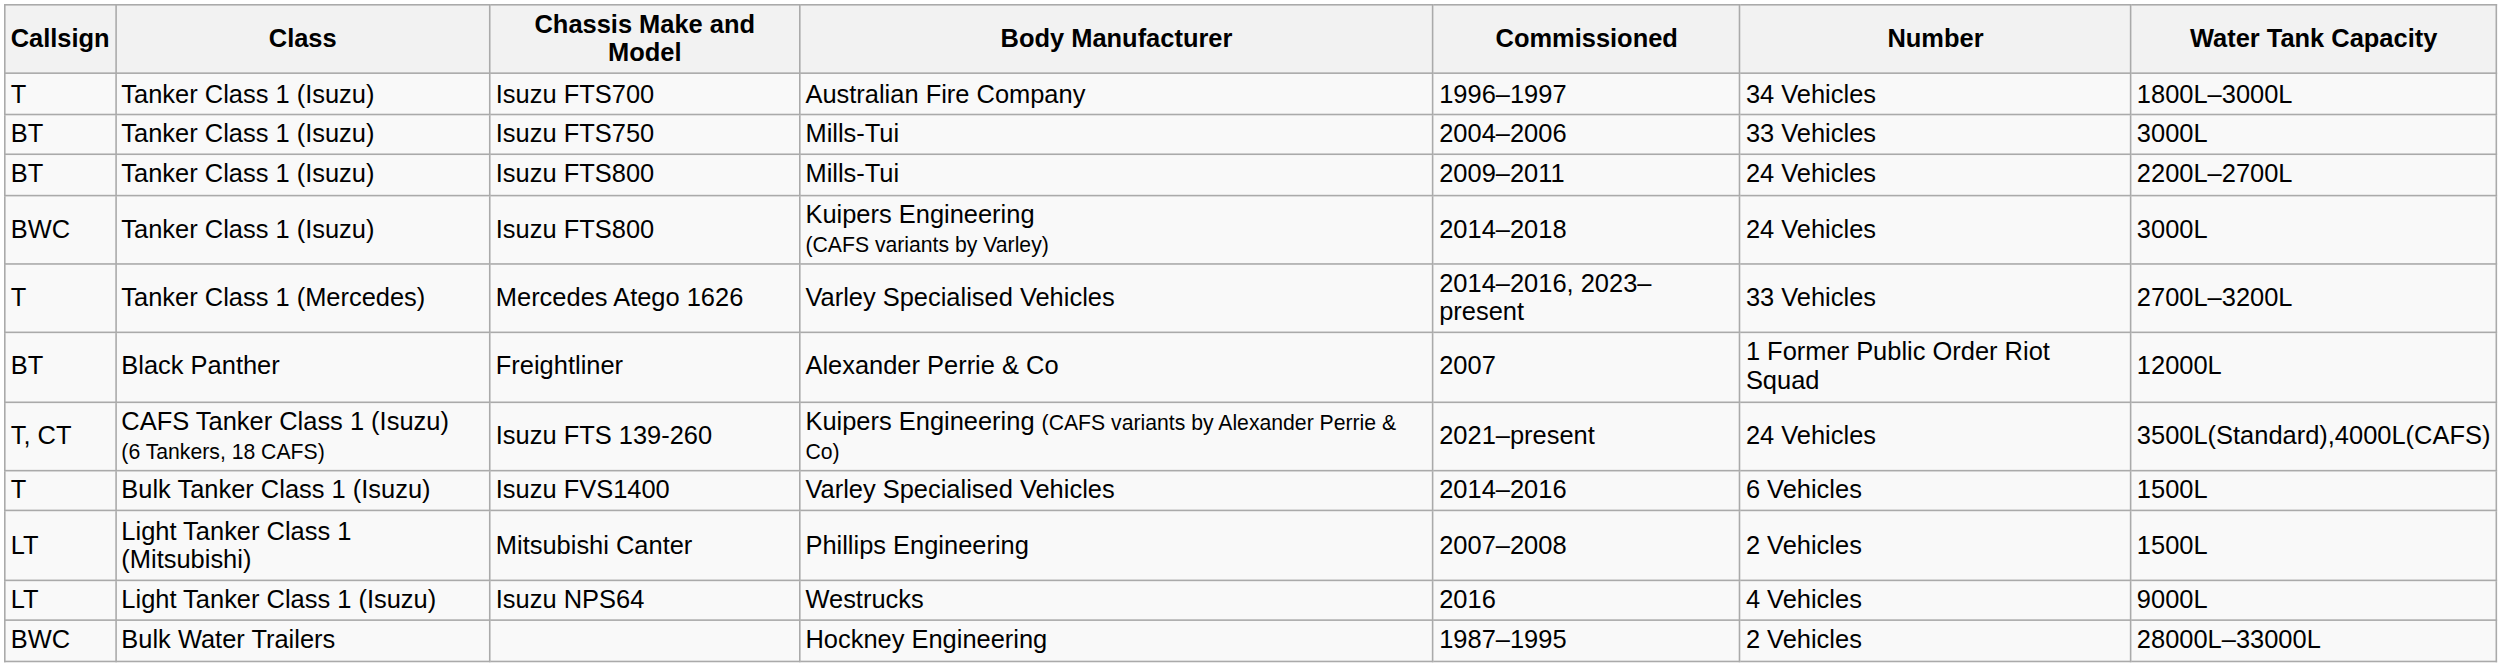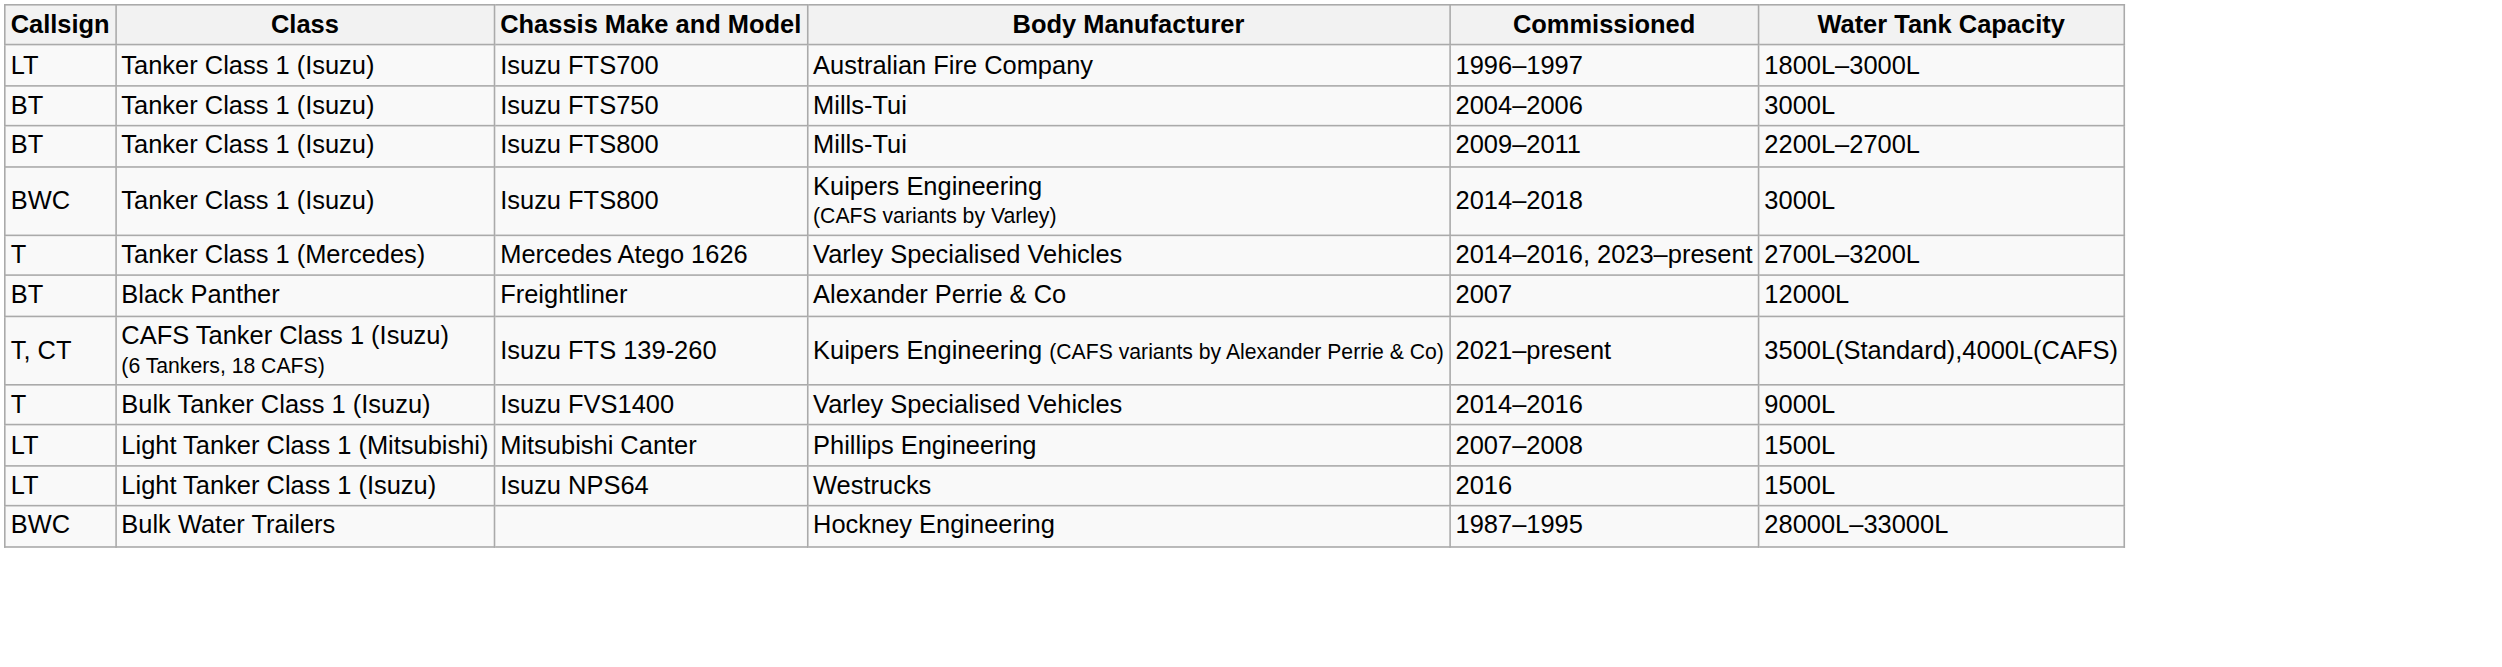- column: (1936, 38)
(18, 93) T -> (25, 65) LT
(2172, 490) 1500L -> (1800, 404) 9000L
(2172, 599) 9000L -> (1800, 485) 1500L
